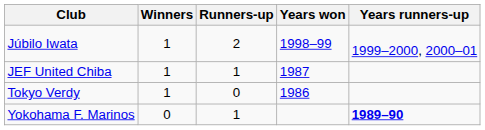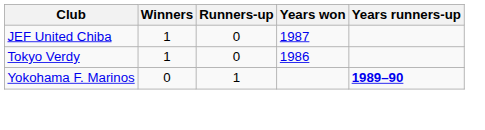- row: (43, 43)
(236, 72) 1 -> (236, 36) 0
